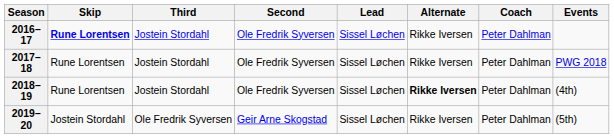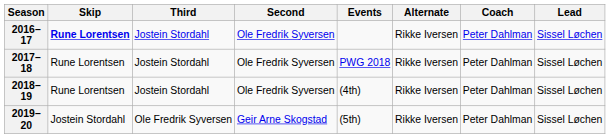columns swapped: (372, 12) <-> (581, 12)
(443, 91) bold -> (427, 91) normal
